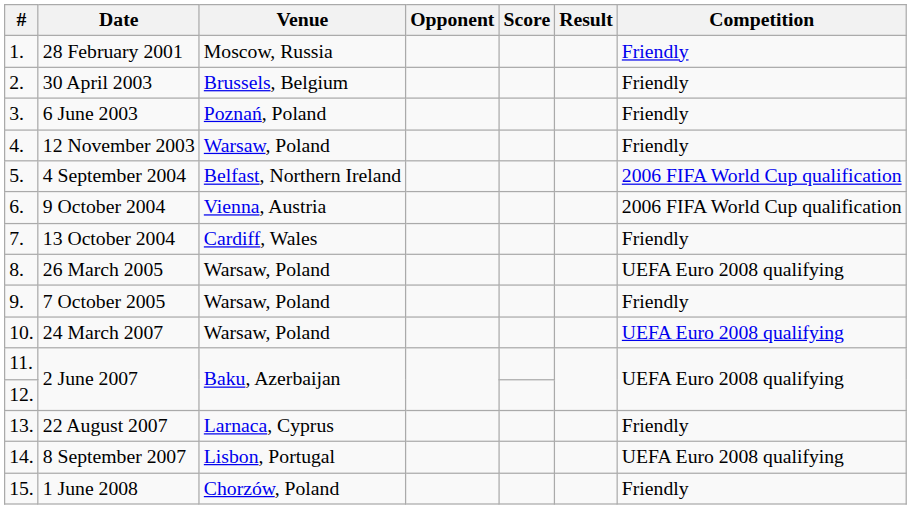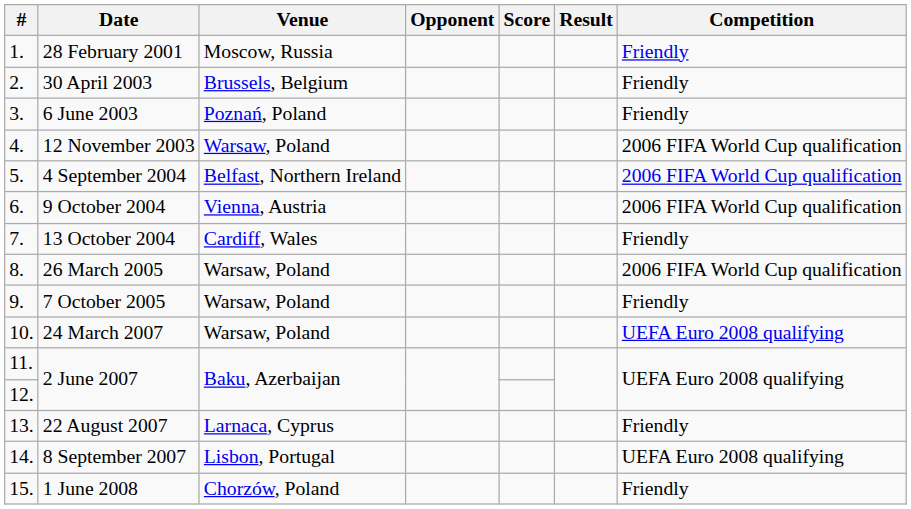(655, 144) Friendly -> (762, 144) 2006 FIFA World Cup qualification
(733, 269) UEFA Euro 2008 qualifying -> (762, 269) 2006 FIFA World Cup qualification
